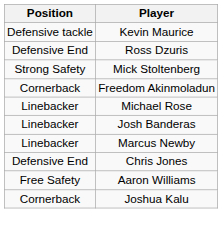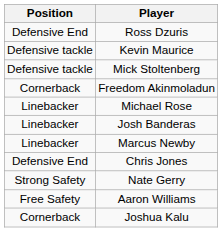rows swapped: (157, 50) <-> (157, 32)
(50, 69) Strong Safety -> (50, 69) Defensive tackle
+ row: (157, 180)
